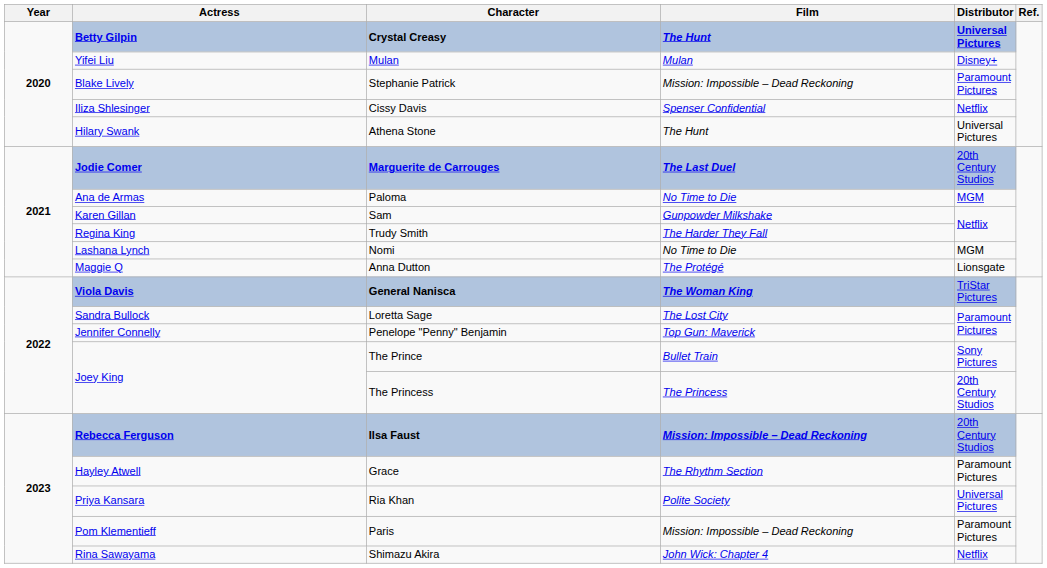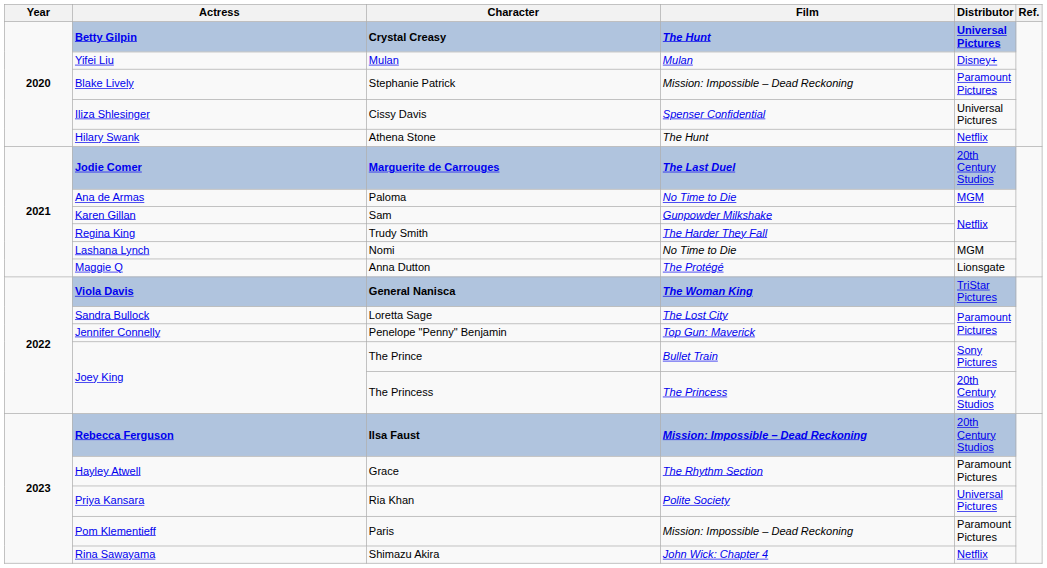(972, 108) Netflix -> (980, 114) Universal Pictures
(980, 131) Universal Pictures -> (972, 138) Netflix
